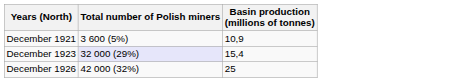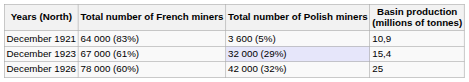+ column: (152, 17)
